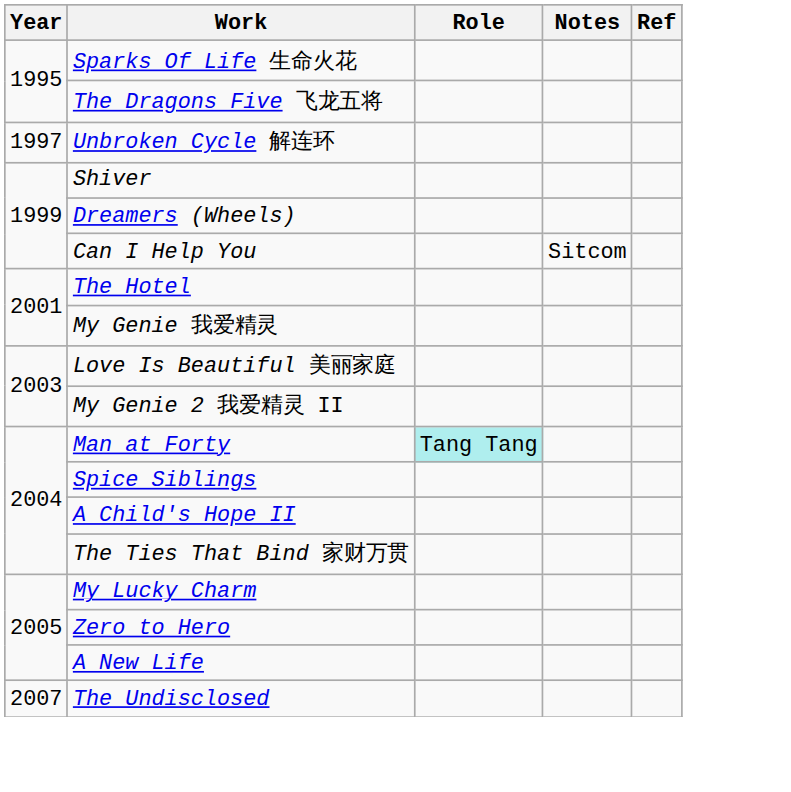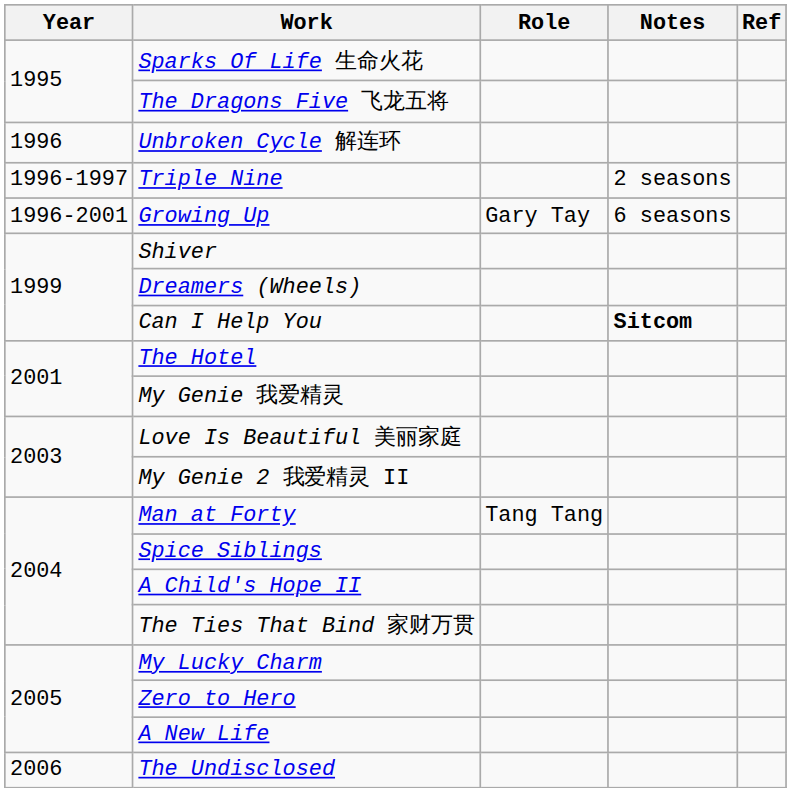(36, 142) 1997 -> (36, 142) 1996
+ row: (210, 180)
+ row: (204, 216)
(587, 251) normal -> (653, 323) bold
(479, 444) paleturquoise background -> (544, 516) no background
(36, 699) 2007 -> (36, 770) 2006
